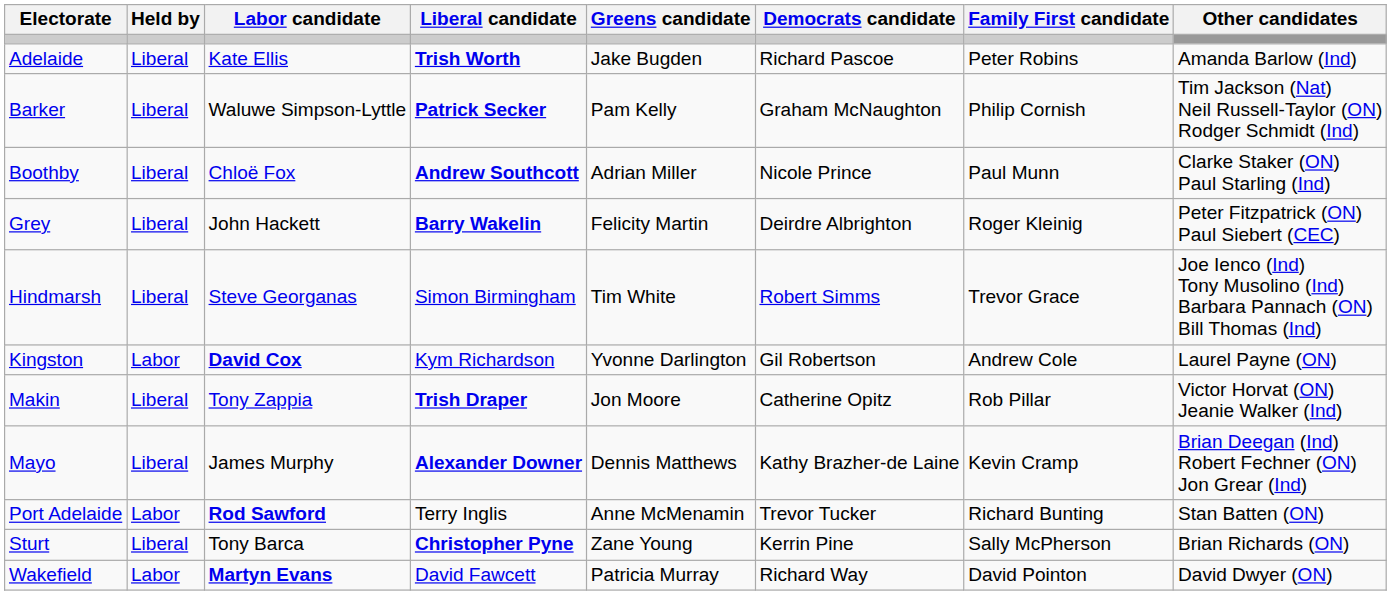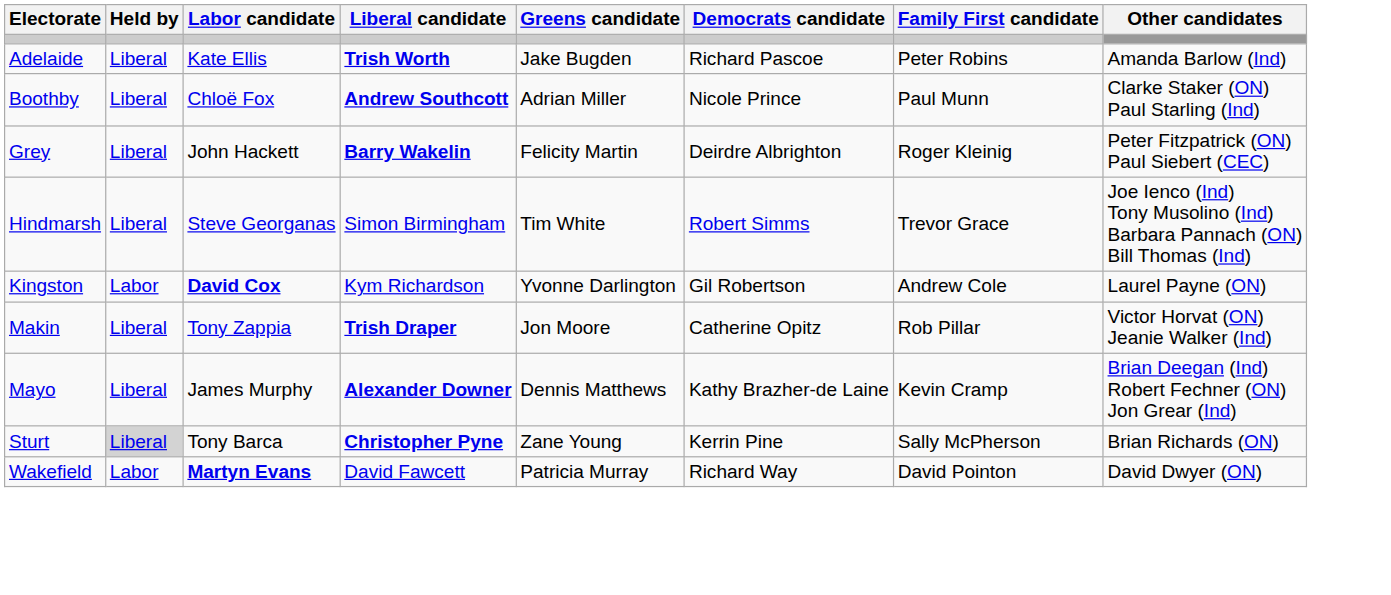- row: (37, 110)
- row: (66, 514)
(160, 544) no background -> (138, 441) lightgrey background
